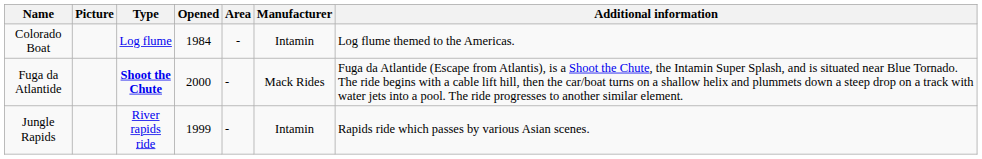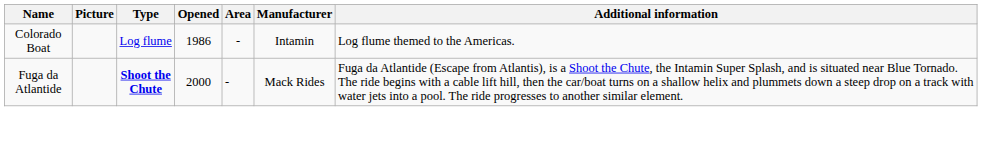(198, 41) 1984 -> (198, 41) 1986
- row: (38, 129)
